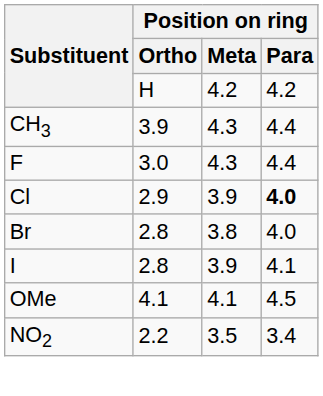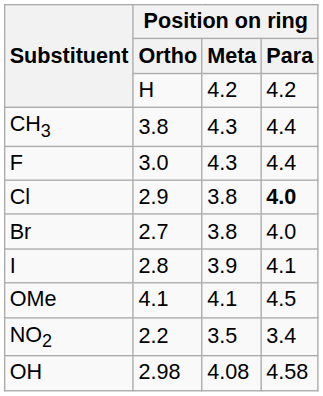(153, 126) 3.9 -> (153, 126) 3.8
(222, 197) 3.9 -> (222, 197) 3.8
(153, 231) 2.8 -> (153, 231) 2.7
+ row: (26, 372)
